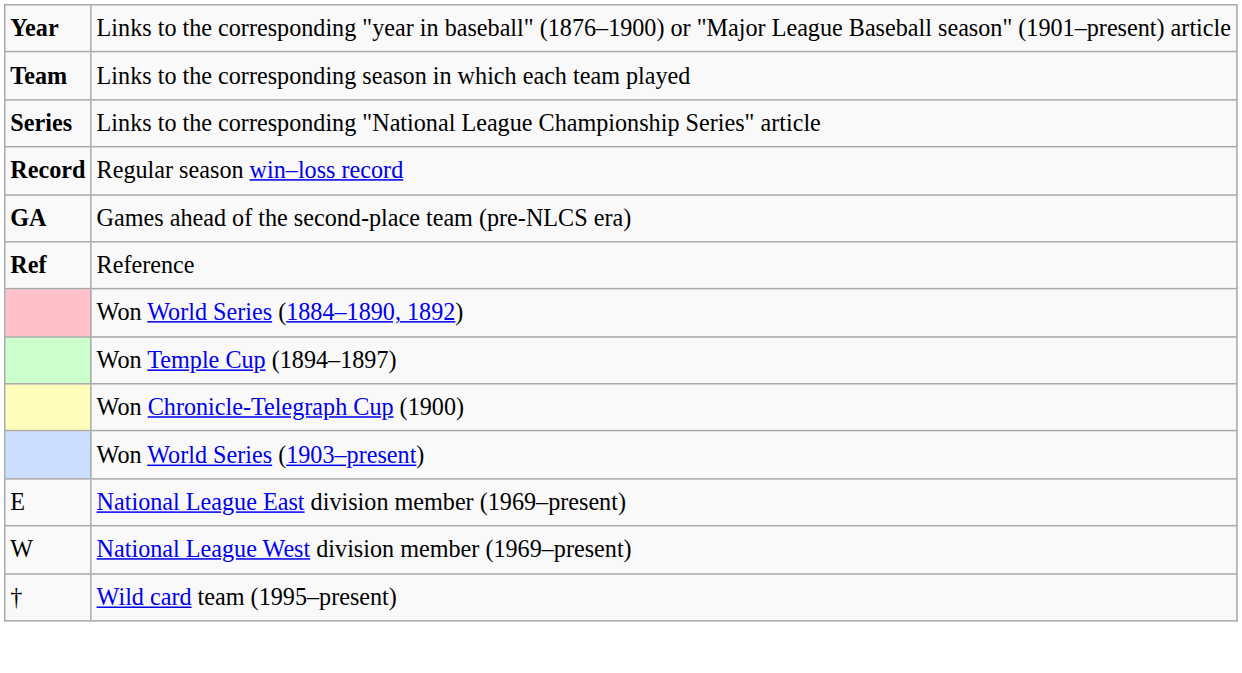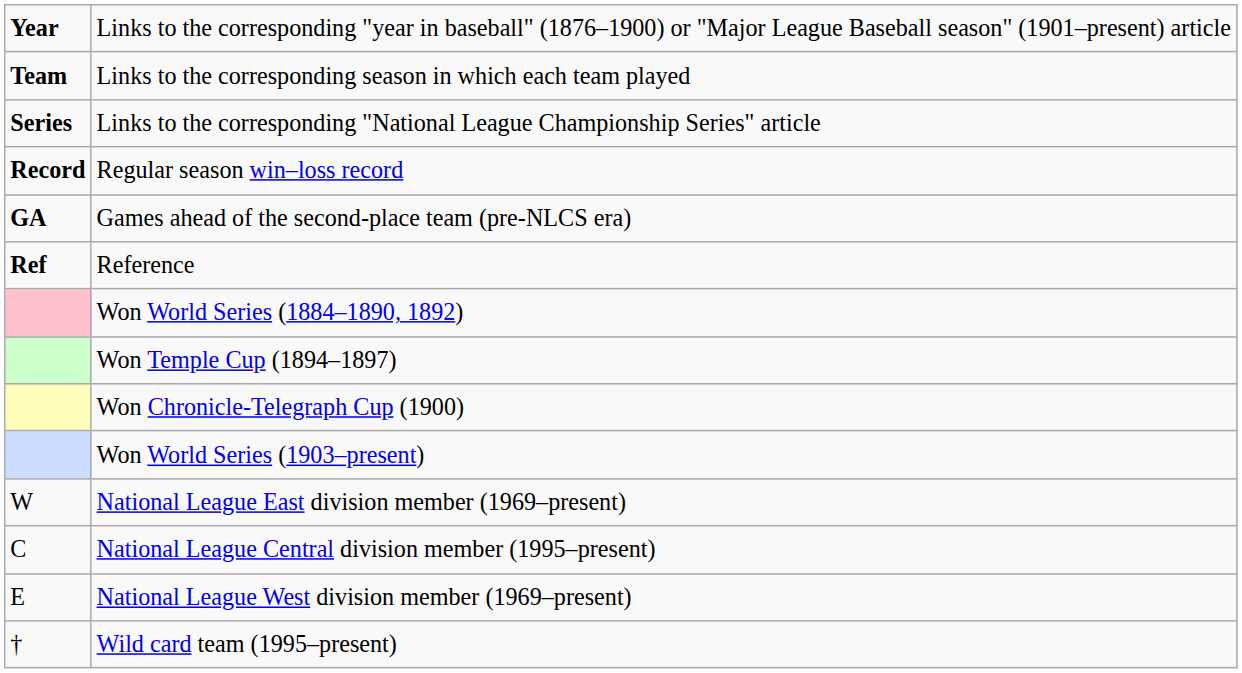(18, 501) E -> (22, 501) W
+ row: (376, 549)
(22, 549) W -> (18, 596) E
